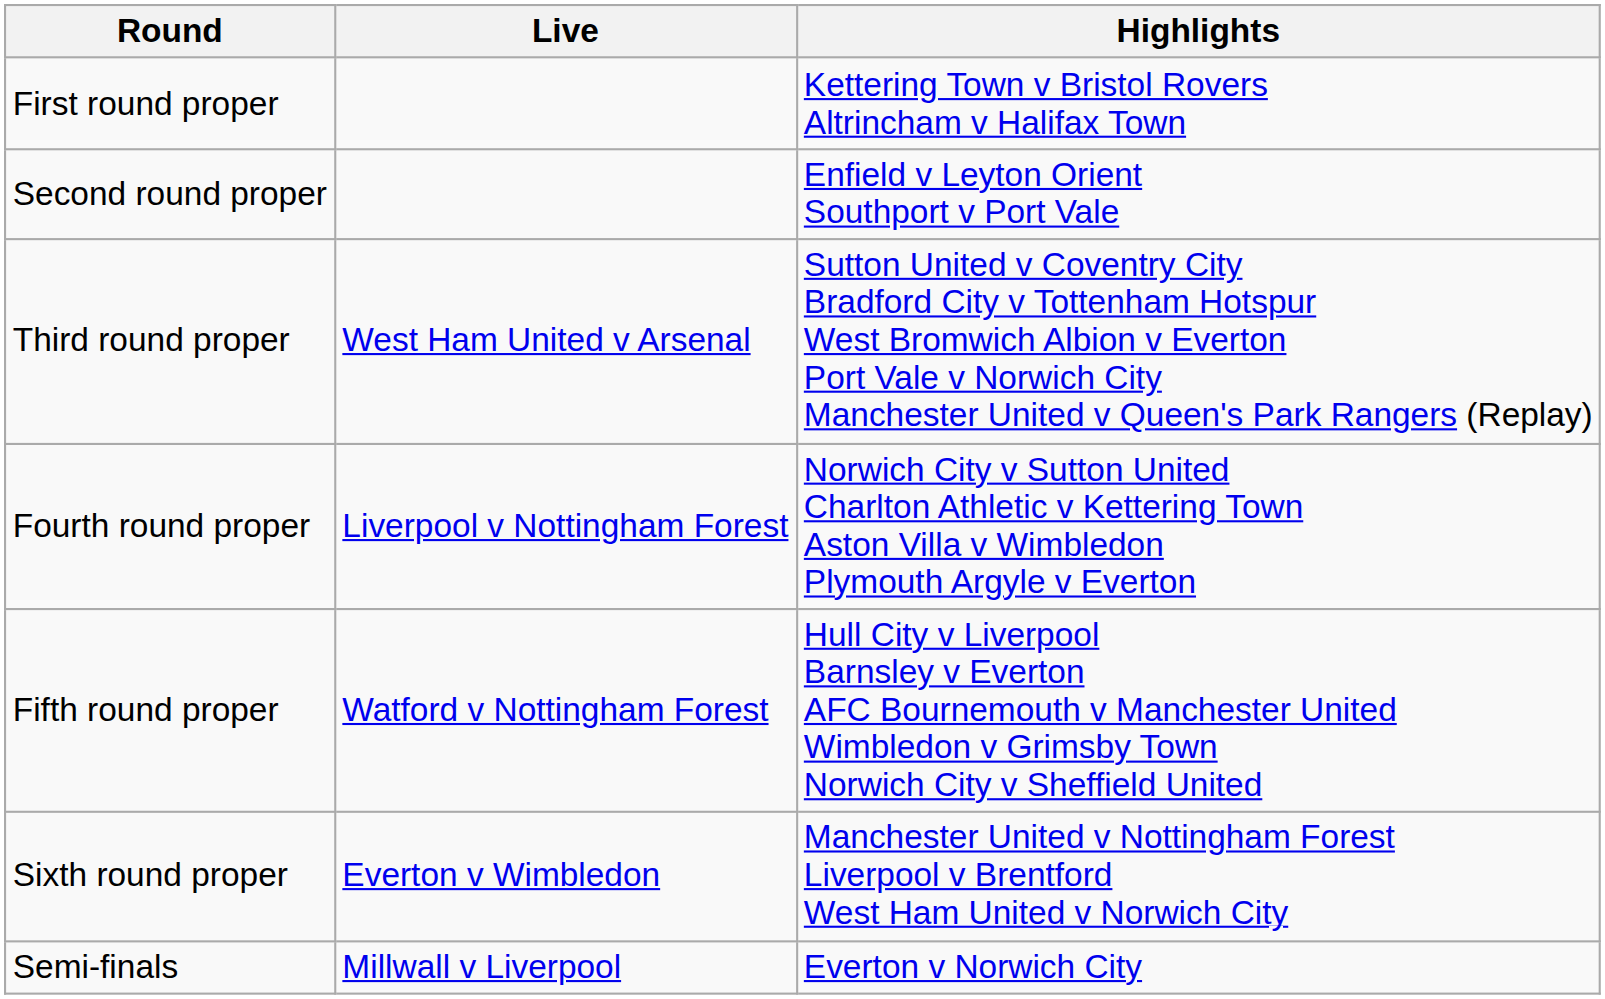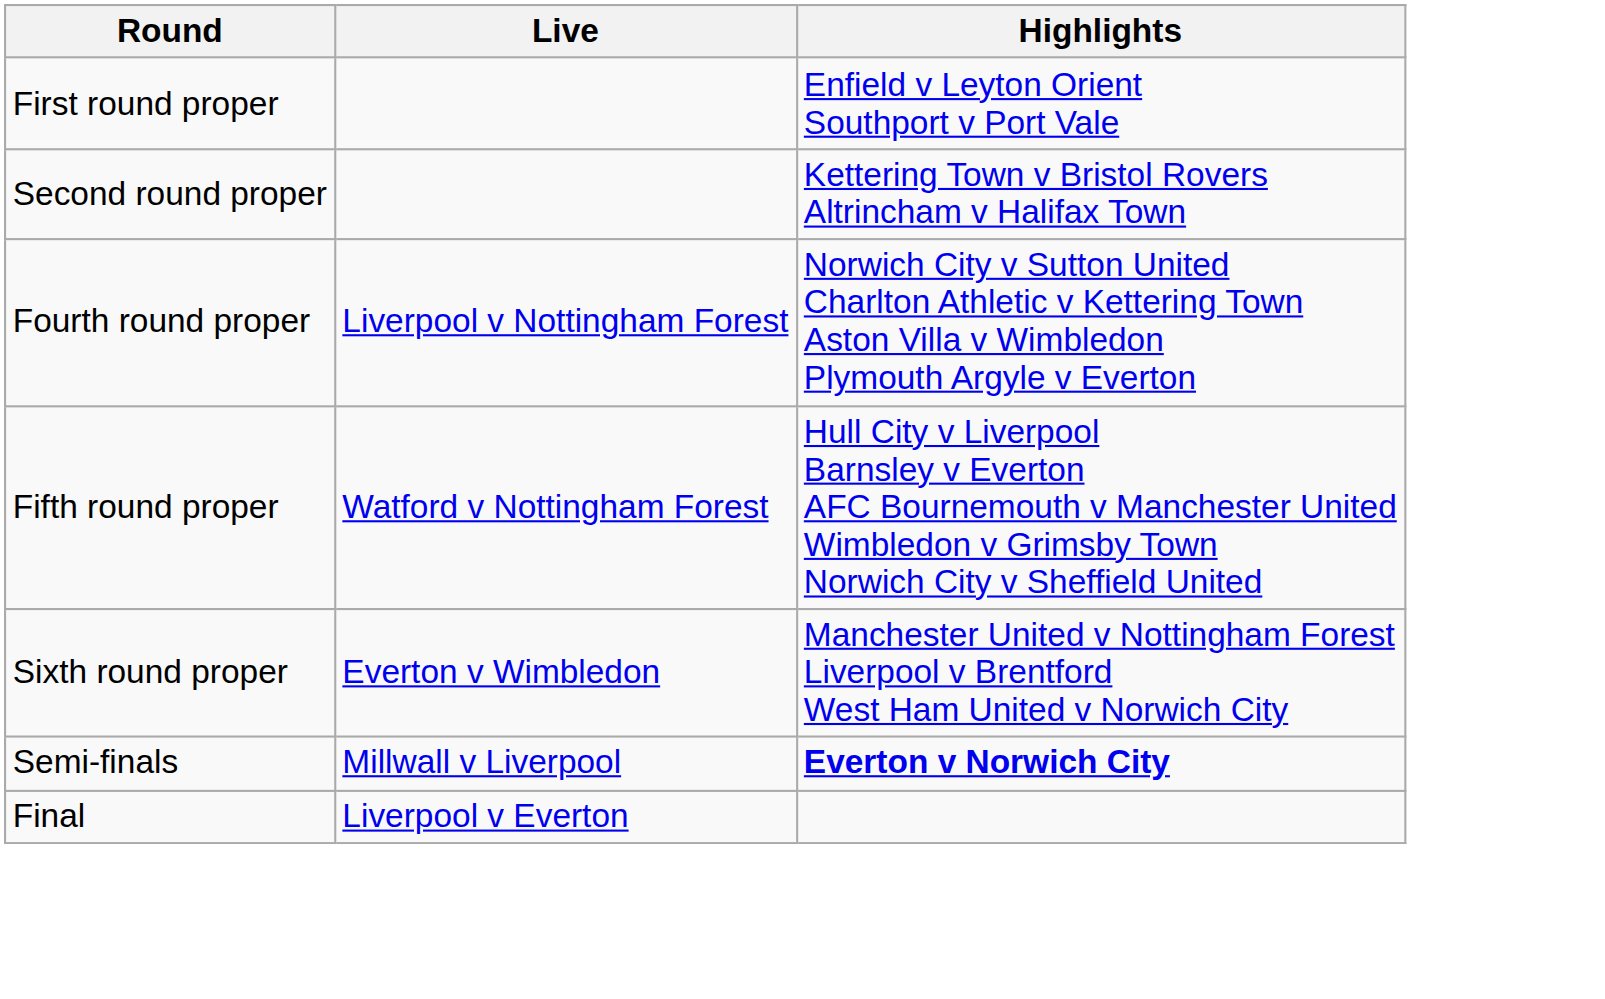(1036, 102) Kettering Town v Bristol Rovers Altrincham v Halifax Town -> (973, 102) Enfield v Leyton Orient Southport v Port Vale
(973, 193) Enfield v Leyton Orient Southport v Port Vale -> (1036, 193) Kettering Town v Bristol Rovers Altrincham v Halifax Town
- row: (151, 340)
(973, 966) normal -> (987, 763) bold
+ row: (49, 816)
